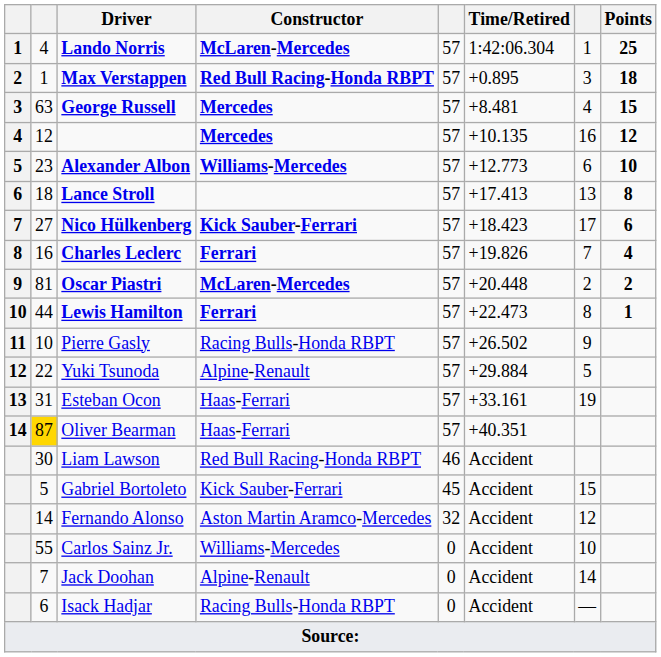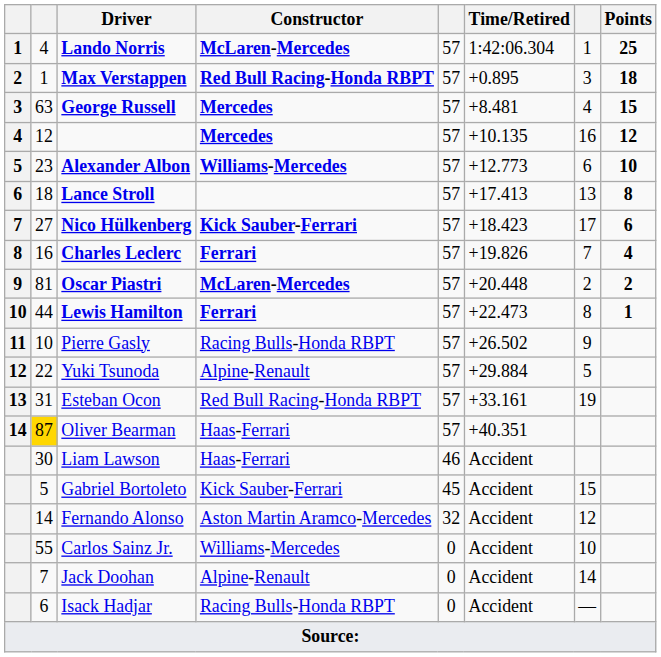(245, 400) Haas-Ferrari -> (310, 400) Red Bull Racing-Honda RBPT
(310, 459) Red Bull Racing-Honda RBPT -> (245, 459) Haas-Ferrari
